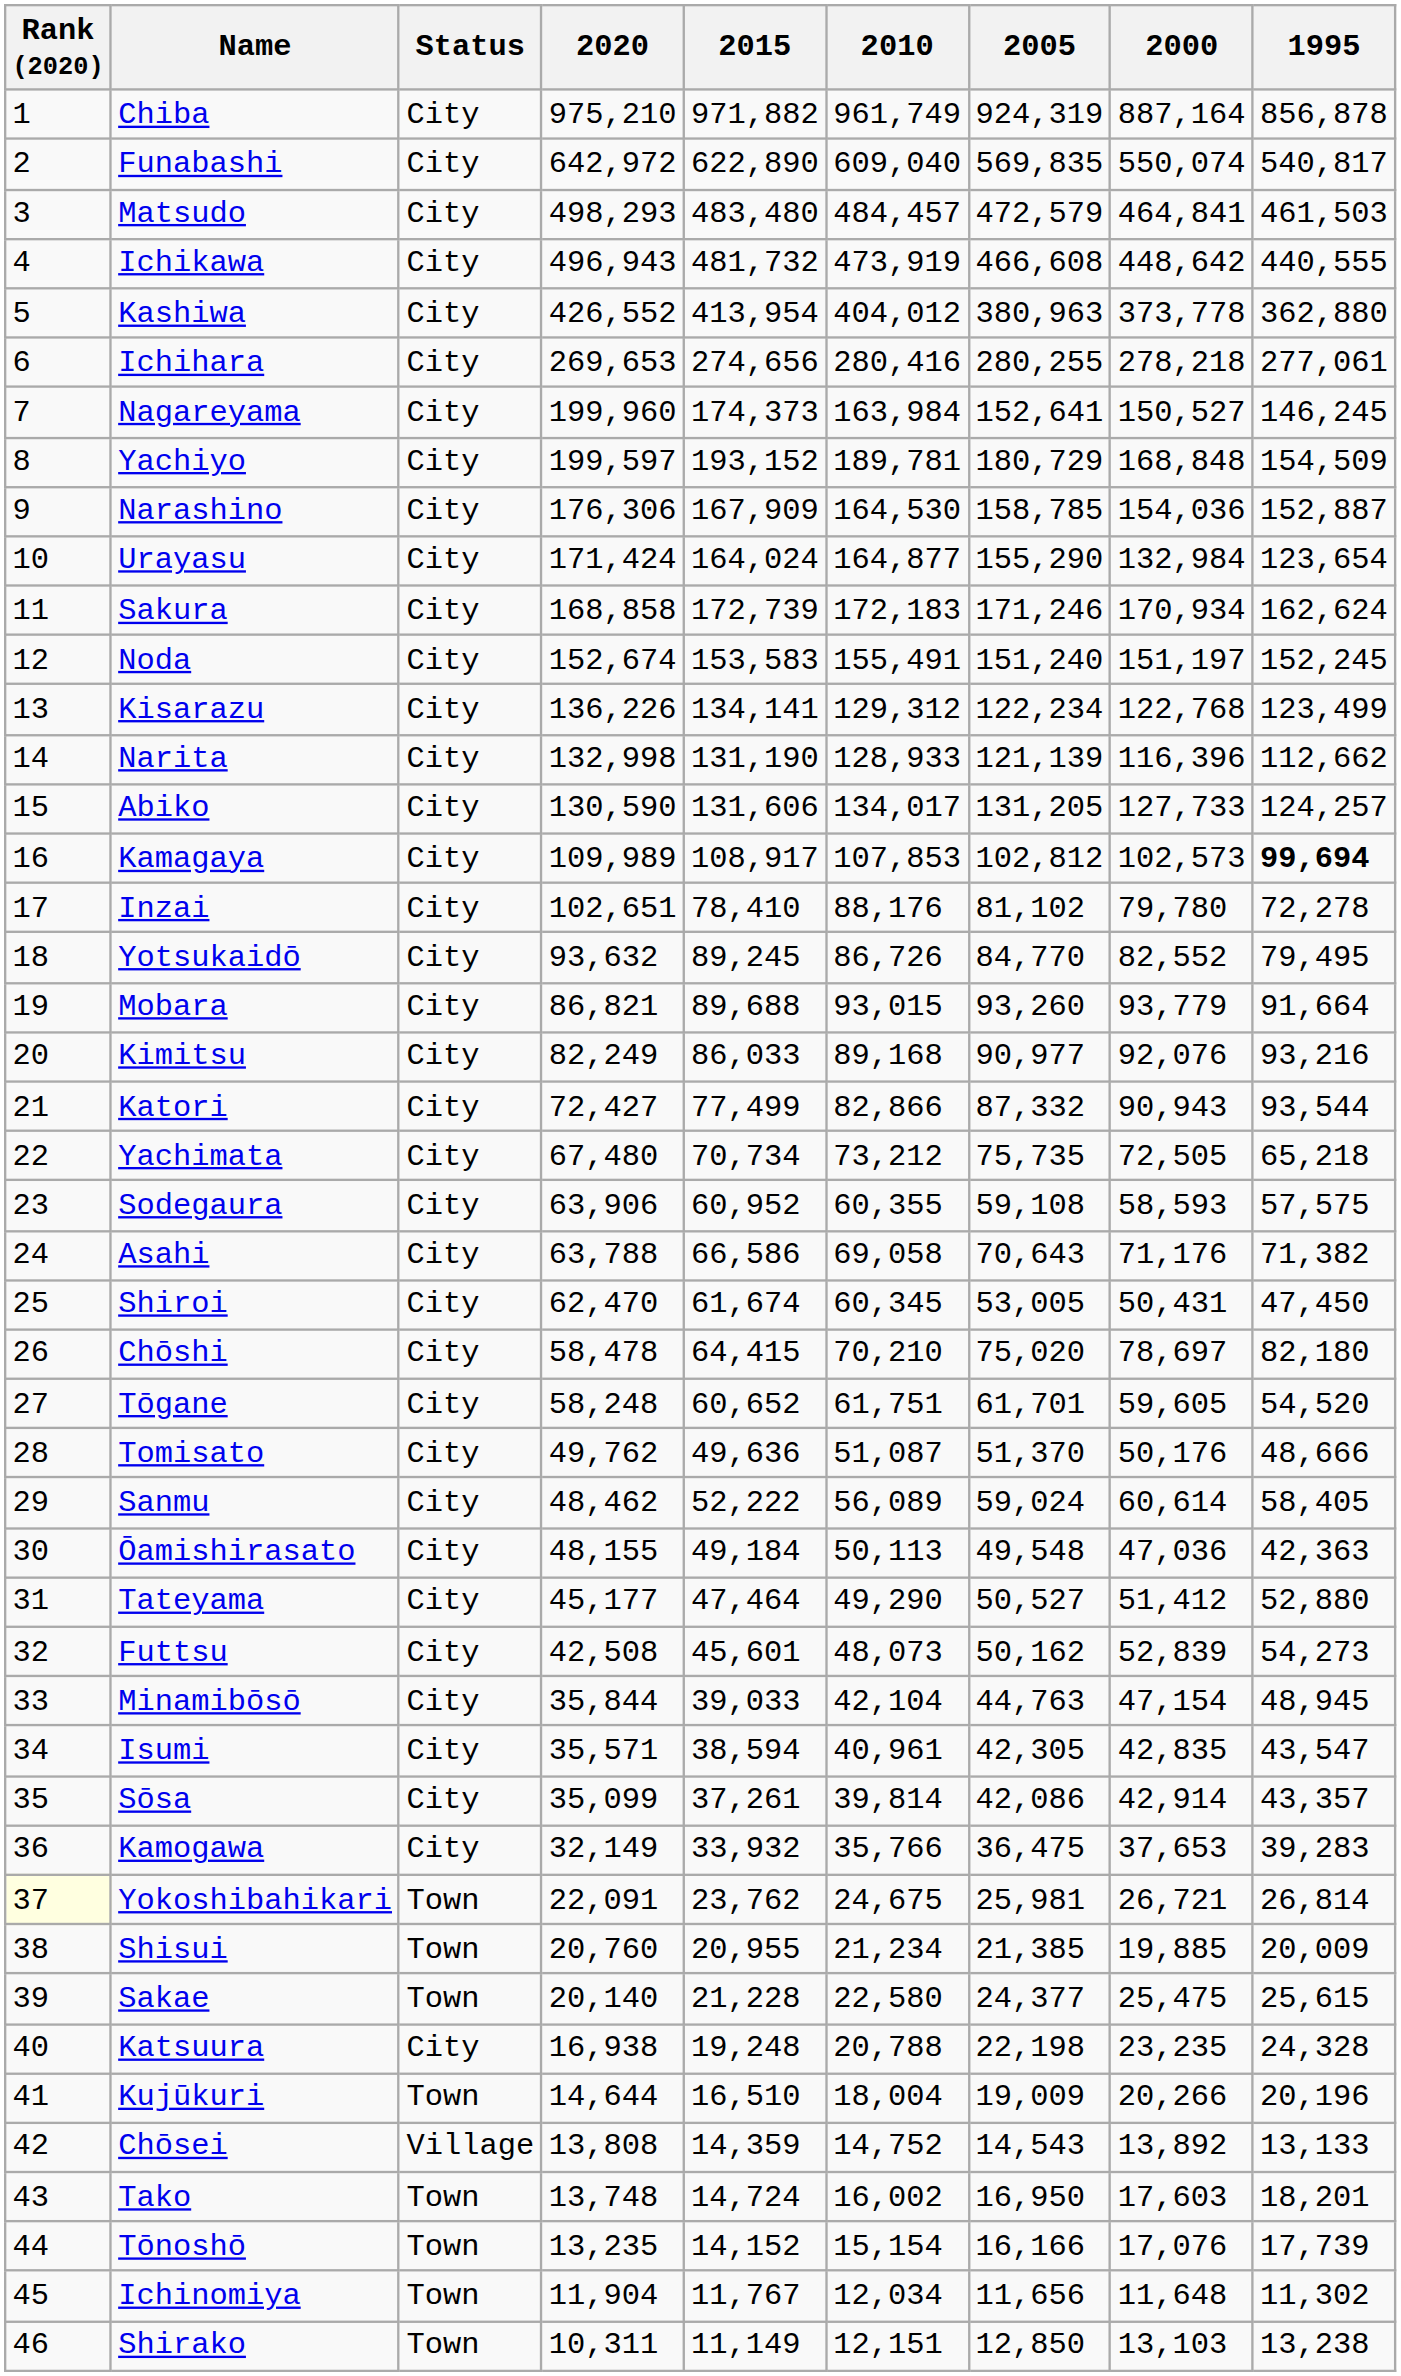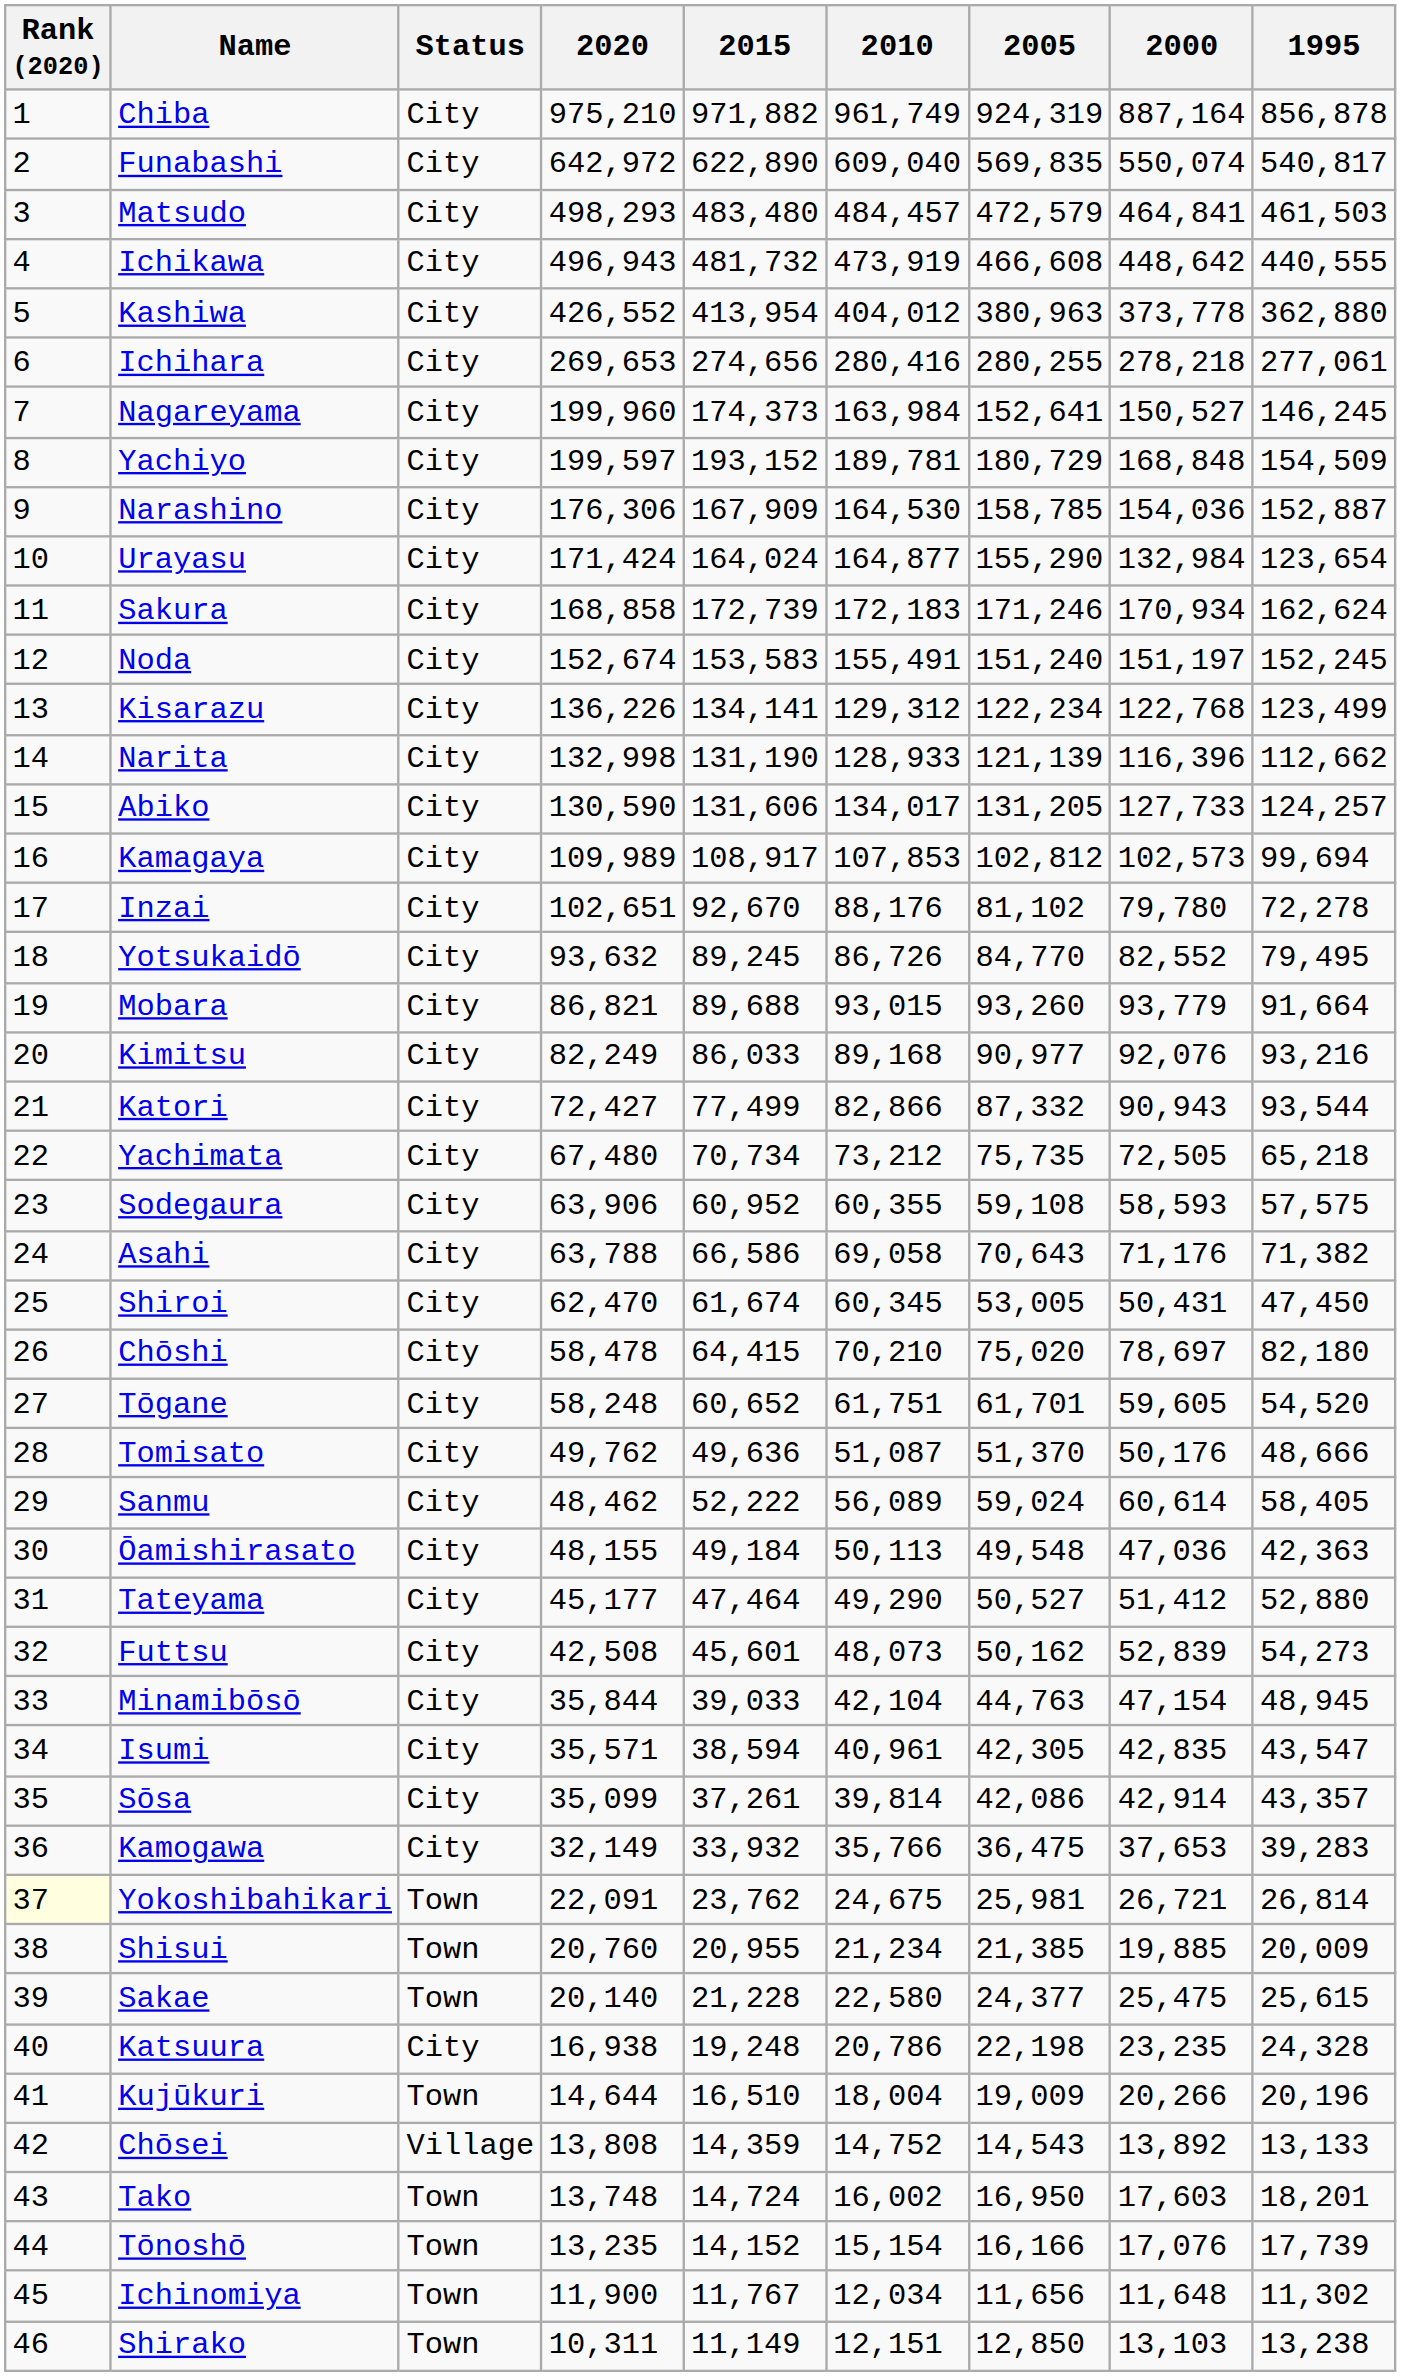(1315, 858) bold -> (1315, 858) normal
(746, 908) 78,410 -> (746, 908) 92,670
(888, 2048) 20,788 -> (888, 2048) 20,786
(604, 2296) 11,904 -> (604, 2296) 11,900
